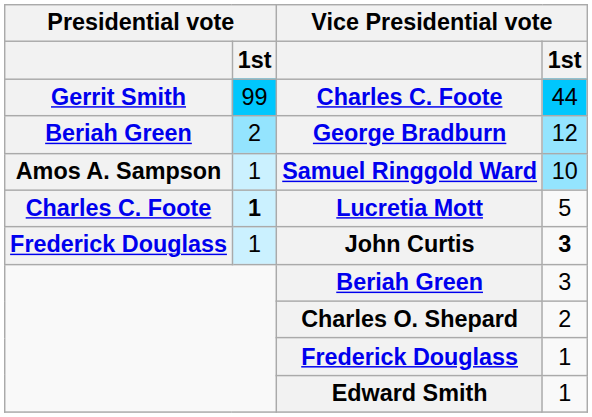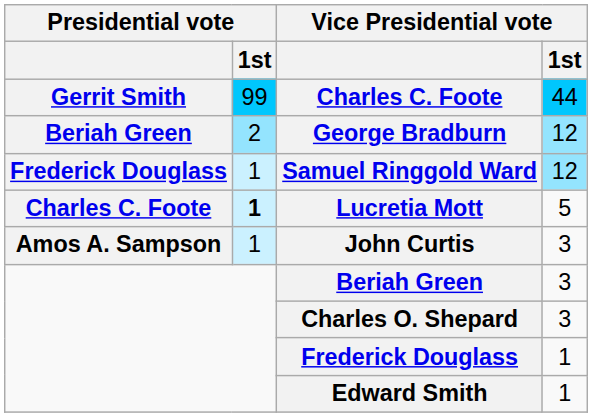(119, 171) Amos A. Sampson -> (119, 171) Frederick Douglass
(565, 171) 10 -> (565, 171) 12
(119, 245) Frederick Douglass -> (119, 245) Amos A. Sampson
(565, 245) bold -> (565, 245) normal
(565, 319) 2 -> (565, 319) 3
